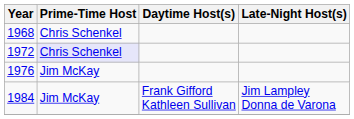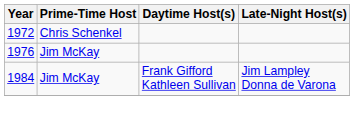- row: (21, 33)
(81, 52) lavender background -> (81, 33) no background
